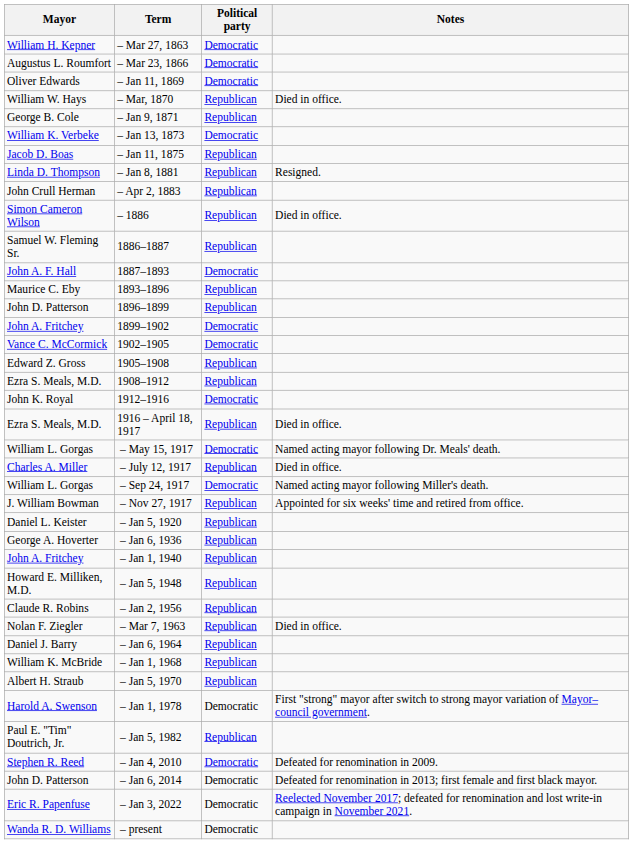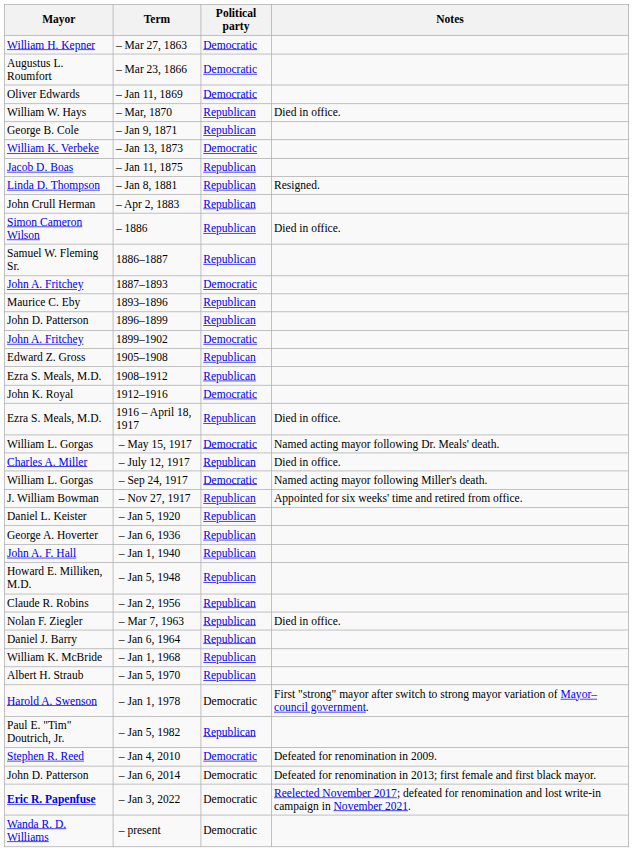(42, 271) John A. F. Hall -> (45, 284) John A. Fritchey
- row: (143, 344)
(45, 558) John A. Fritchey -> (42, 553) John A. F. Hall
(48, 805) normal -> (51, 799) bold
